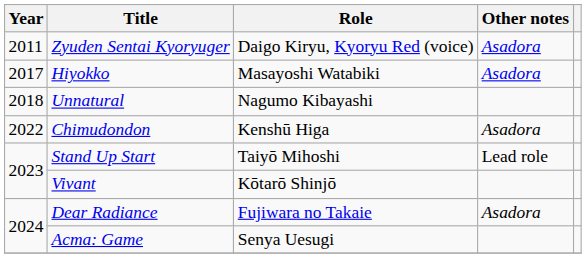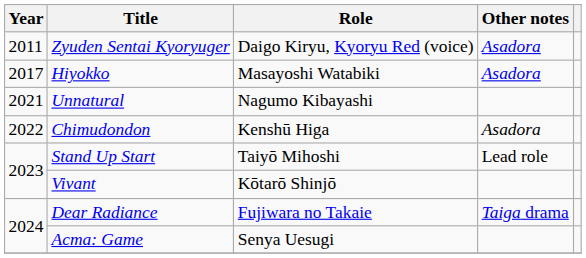(26, 101) 2018 -> (26, 101) 2021
(511, 211) Asadora -> (525, 211) Taiga drama
